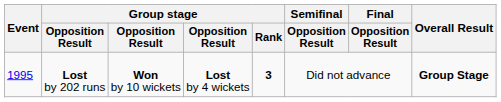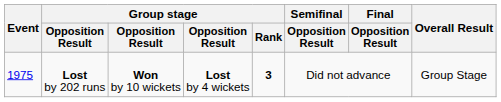(20, 75) 1995 -> (20, 75) 1975
(454, 75) bold -> (454, 75) normal
